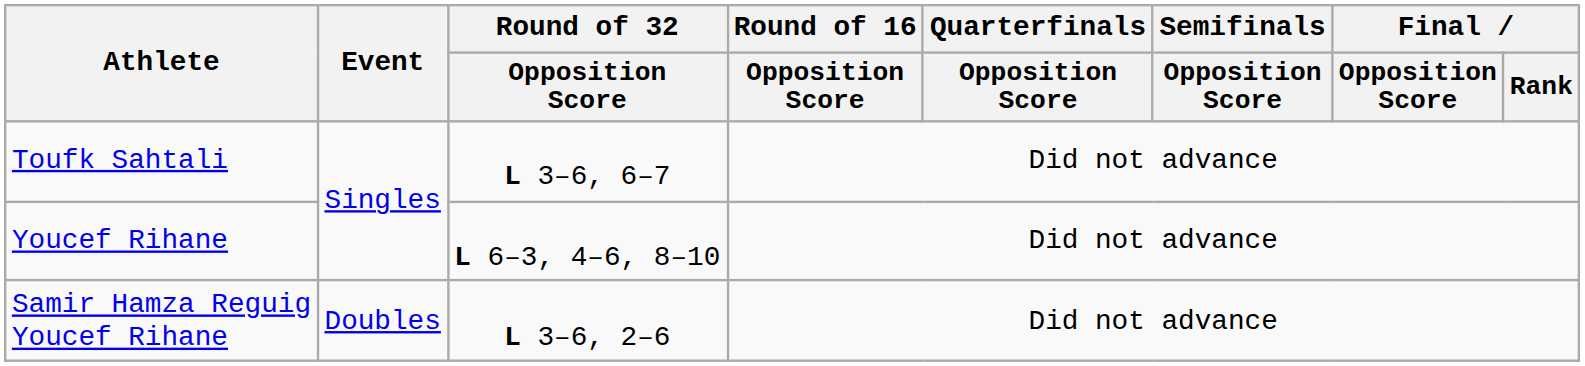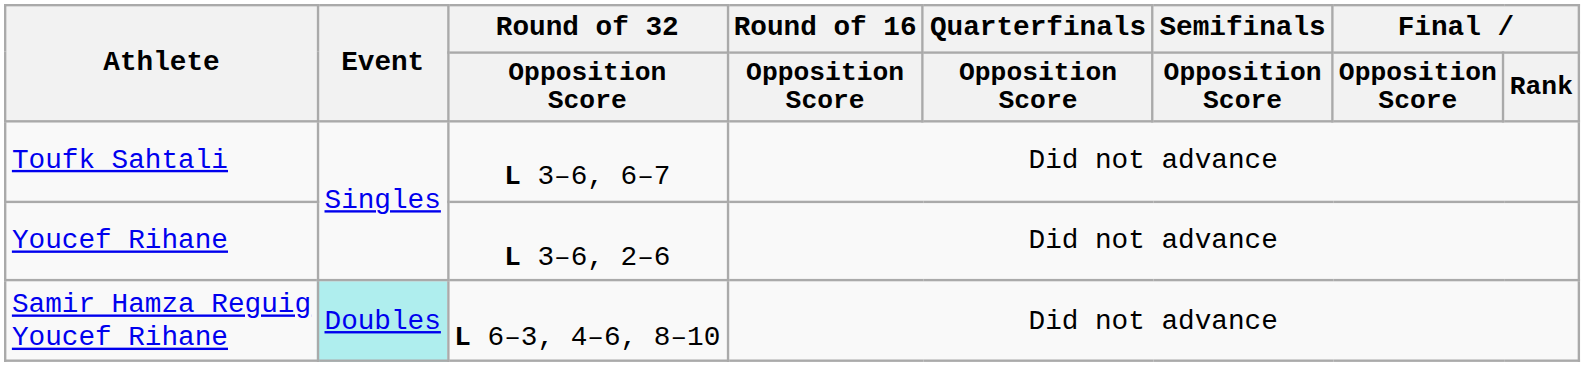(587, 257) L 6–3, 4–6, 8–10 -> (587, 257) L 3–6, 2–6
(383, 321) no background -> (383, 321) paleturquoise background
(587, 337) L 3–6, 2–6 -> (587, 337) L 6–3, 4–6, 8–10
